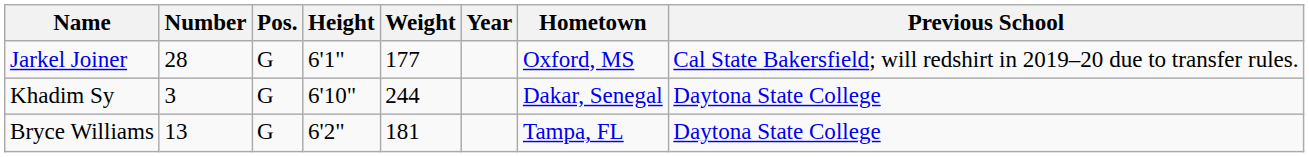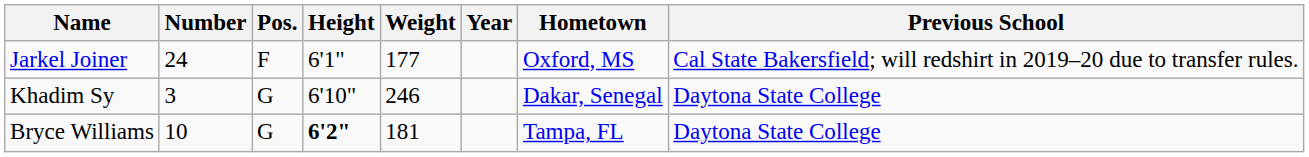(176, 59) 28 -> (176, 59) 24
(265, 59) G -> (264, 59) F
(402, 95) 244 -> (402, 95) 246
(176, 132) 13 -> (176, 132) 10
(326, 132) normal -> (329, 132) bold
